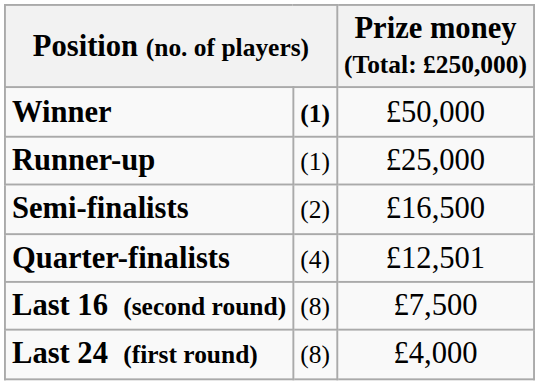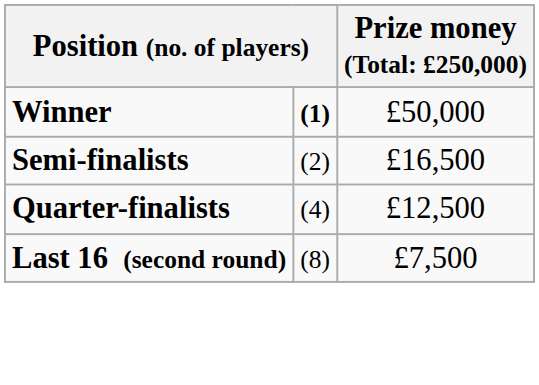- row: (84, 160)
(435, 256) £12,501 -> (435, 208) £12,500
- row: (135, 353)
